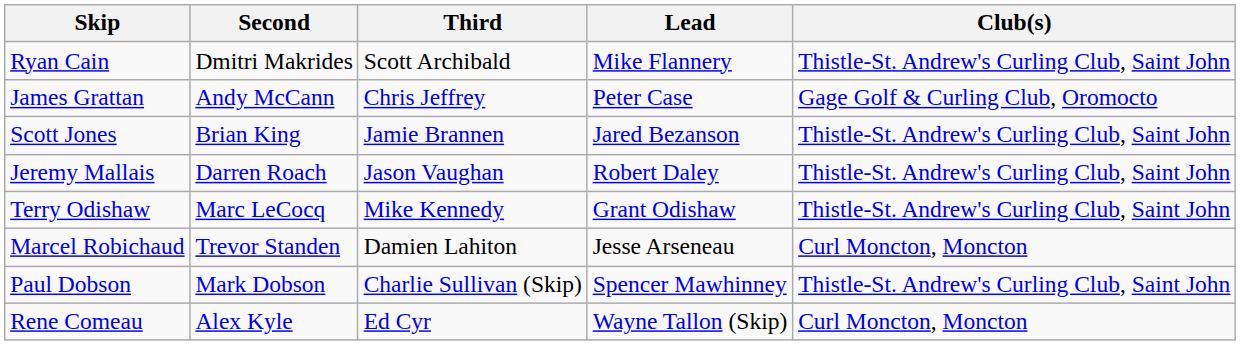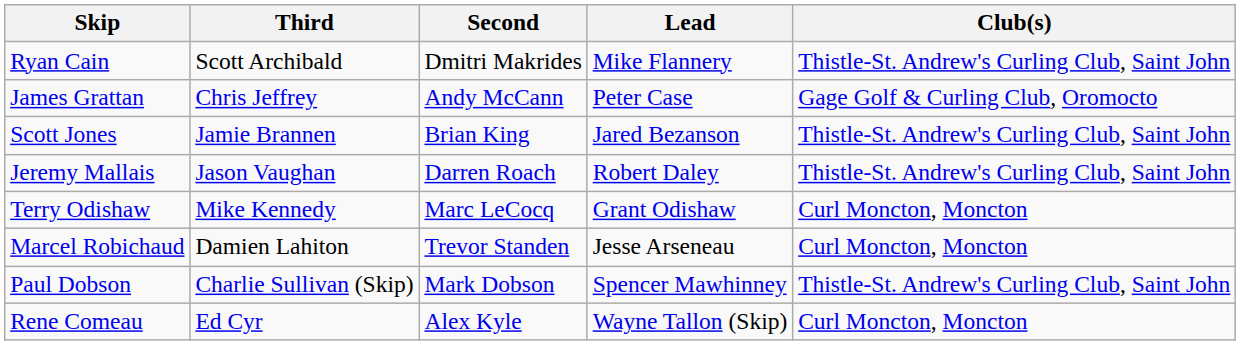columns swapped: (473, 23) <-> (274, 23)
(1014, 209) Thistle-St. Andrew's Curling Club, Saint John -> (913, 209) Curl Moncton, Moncton
